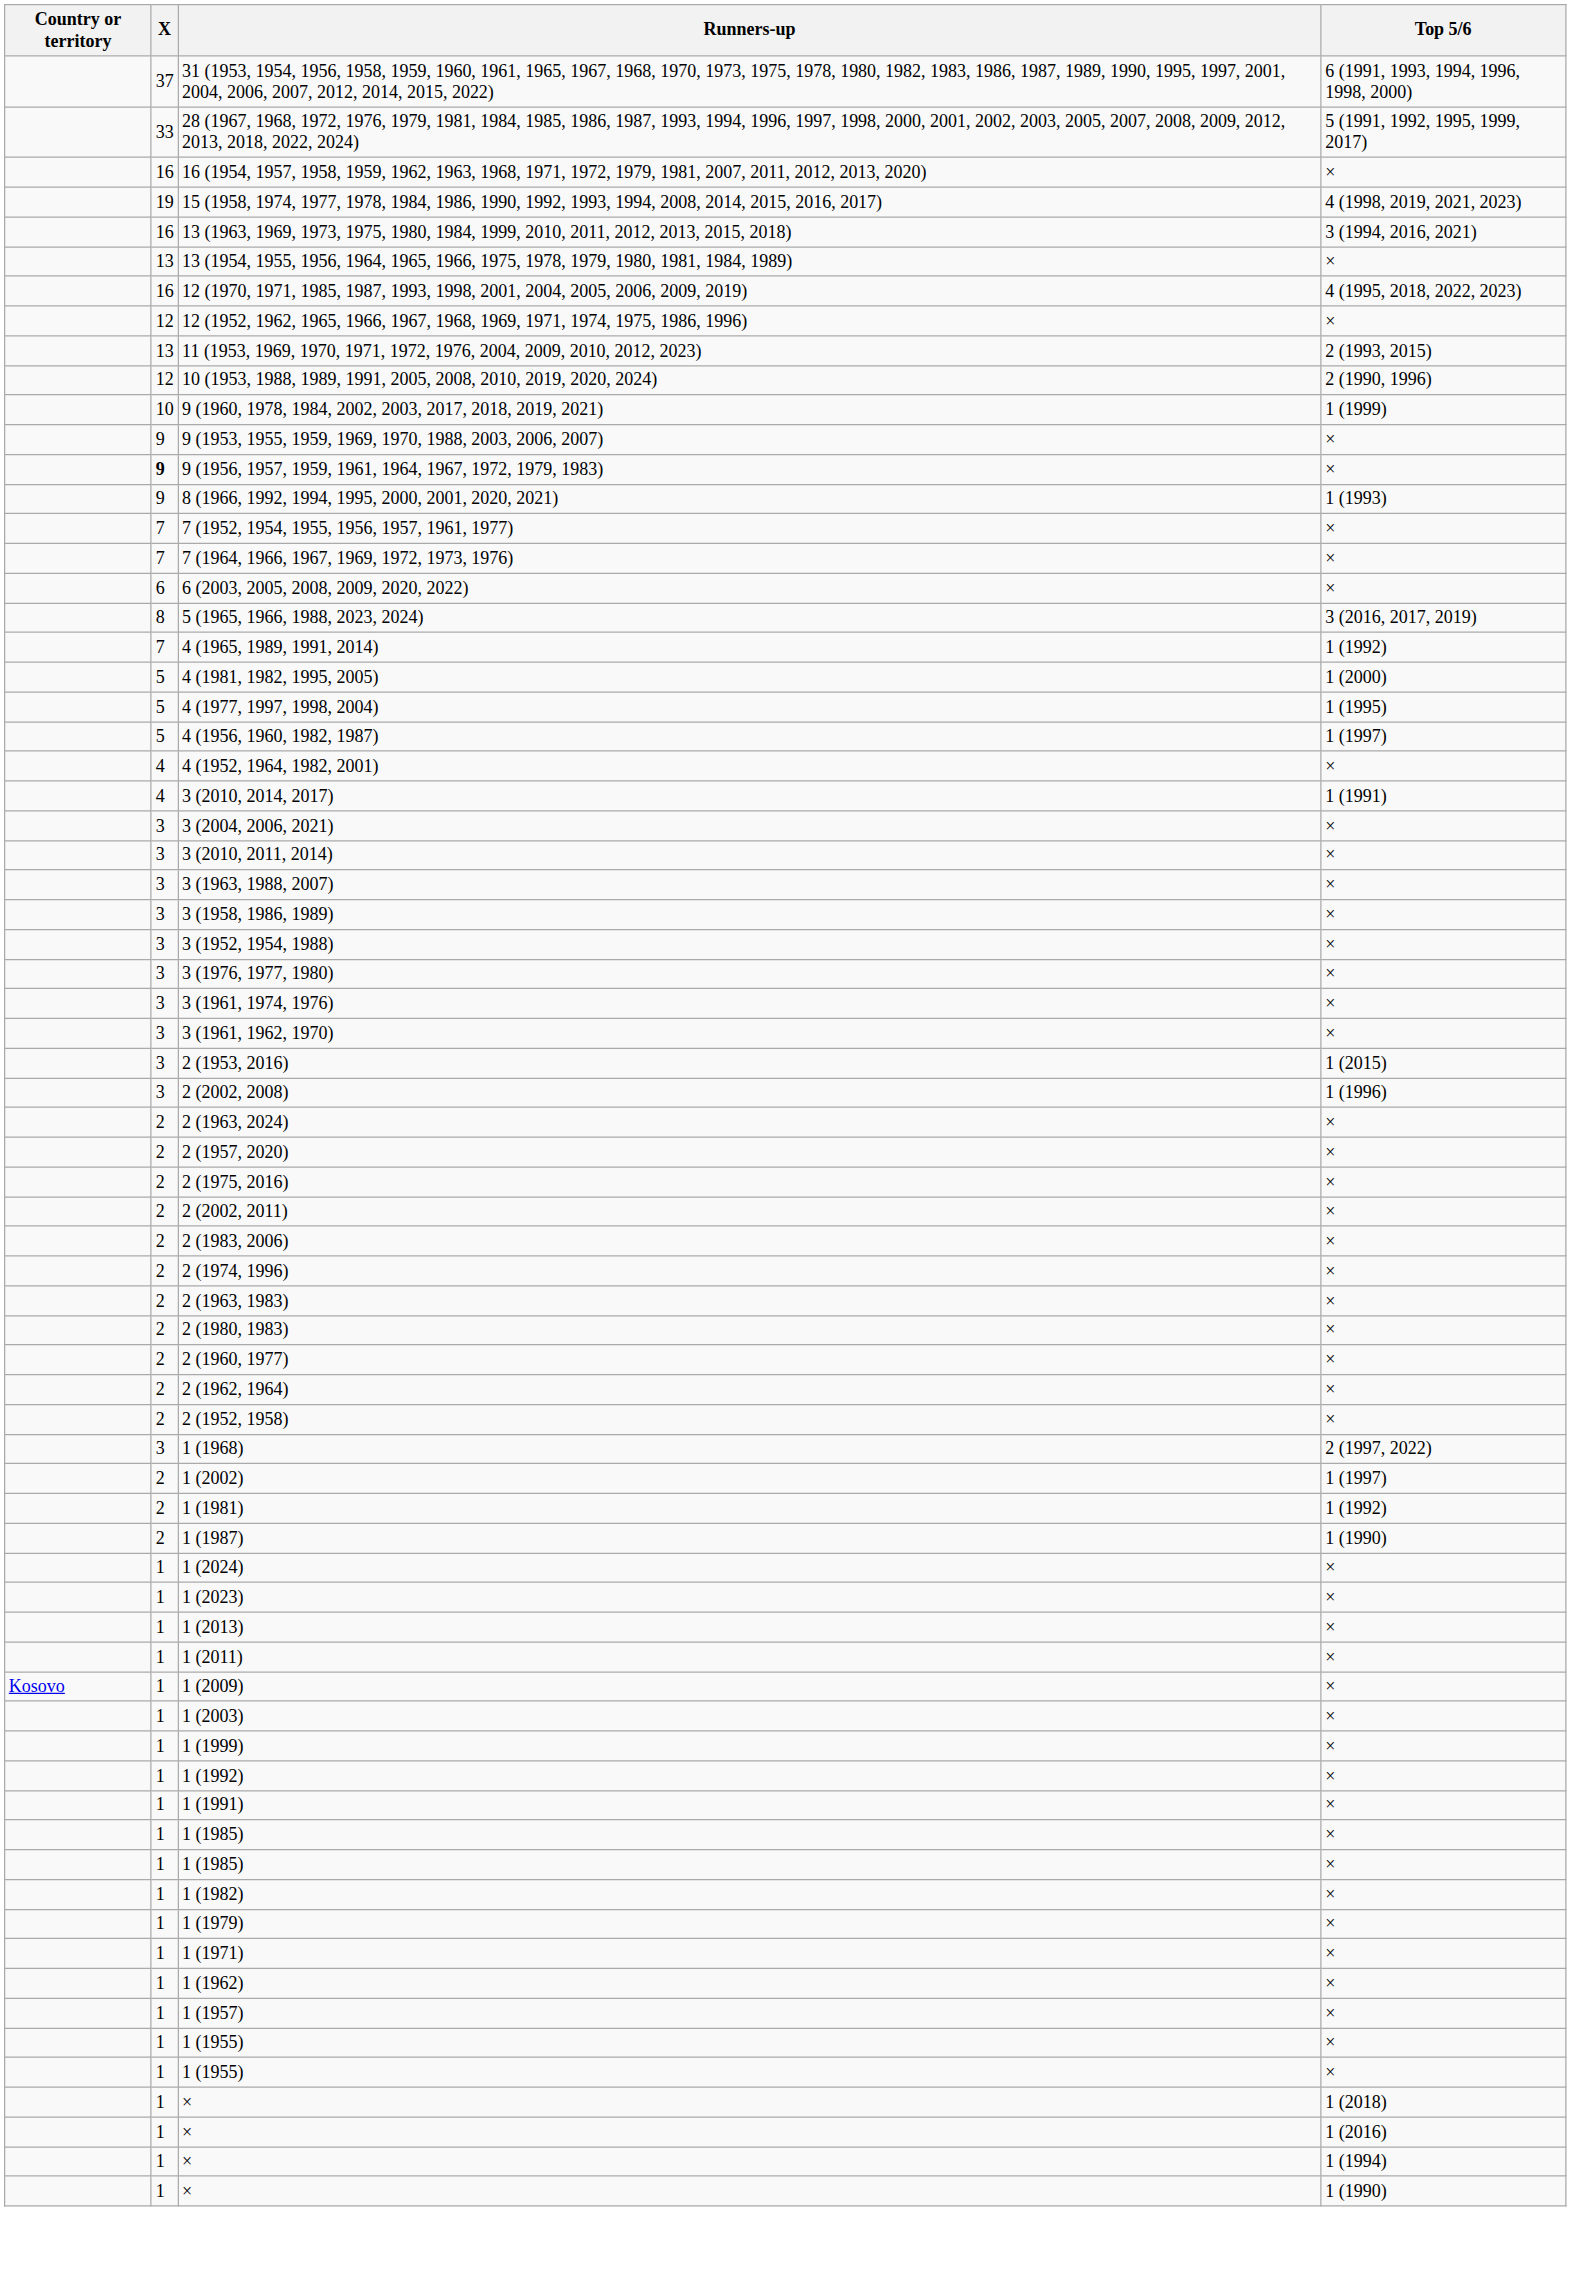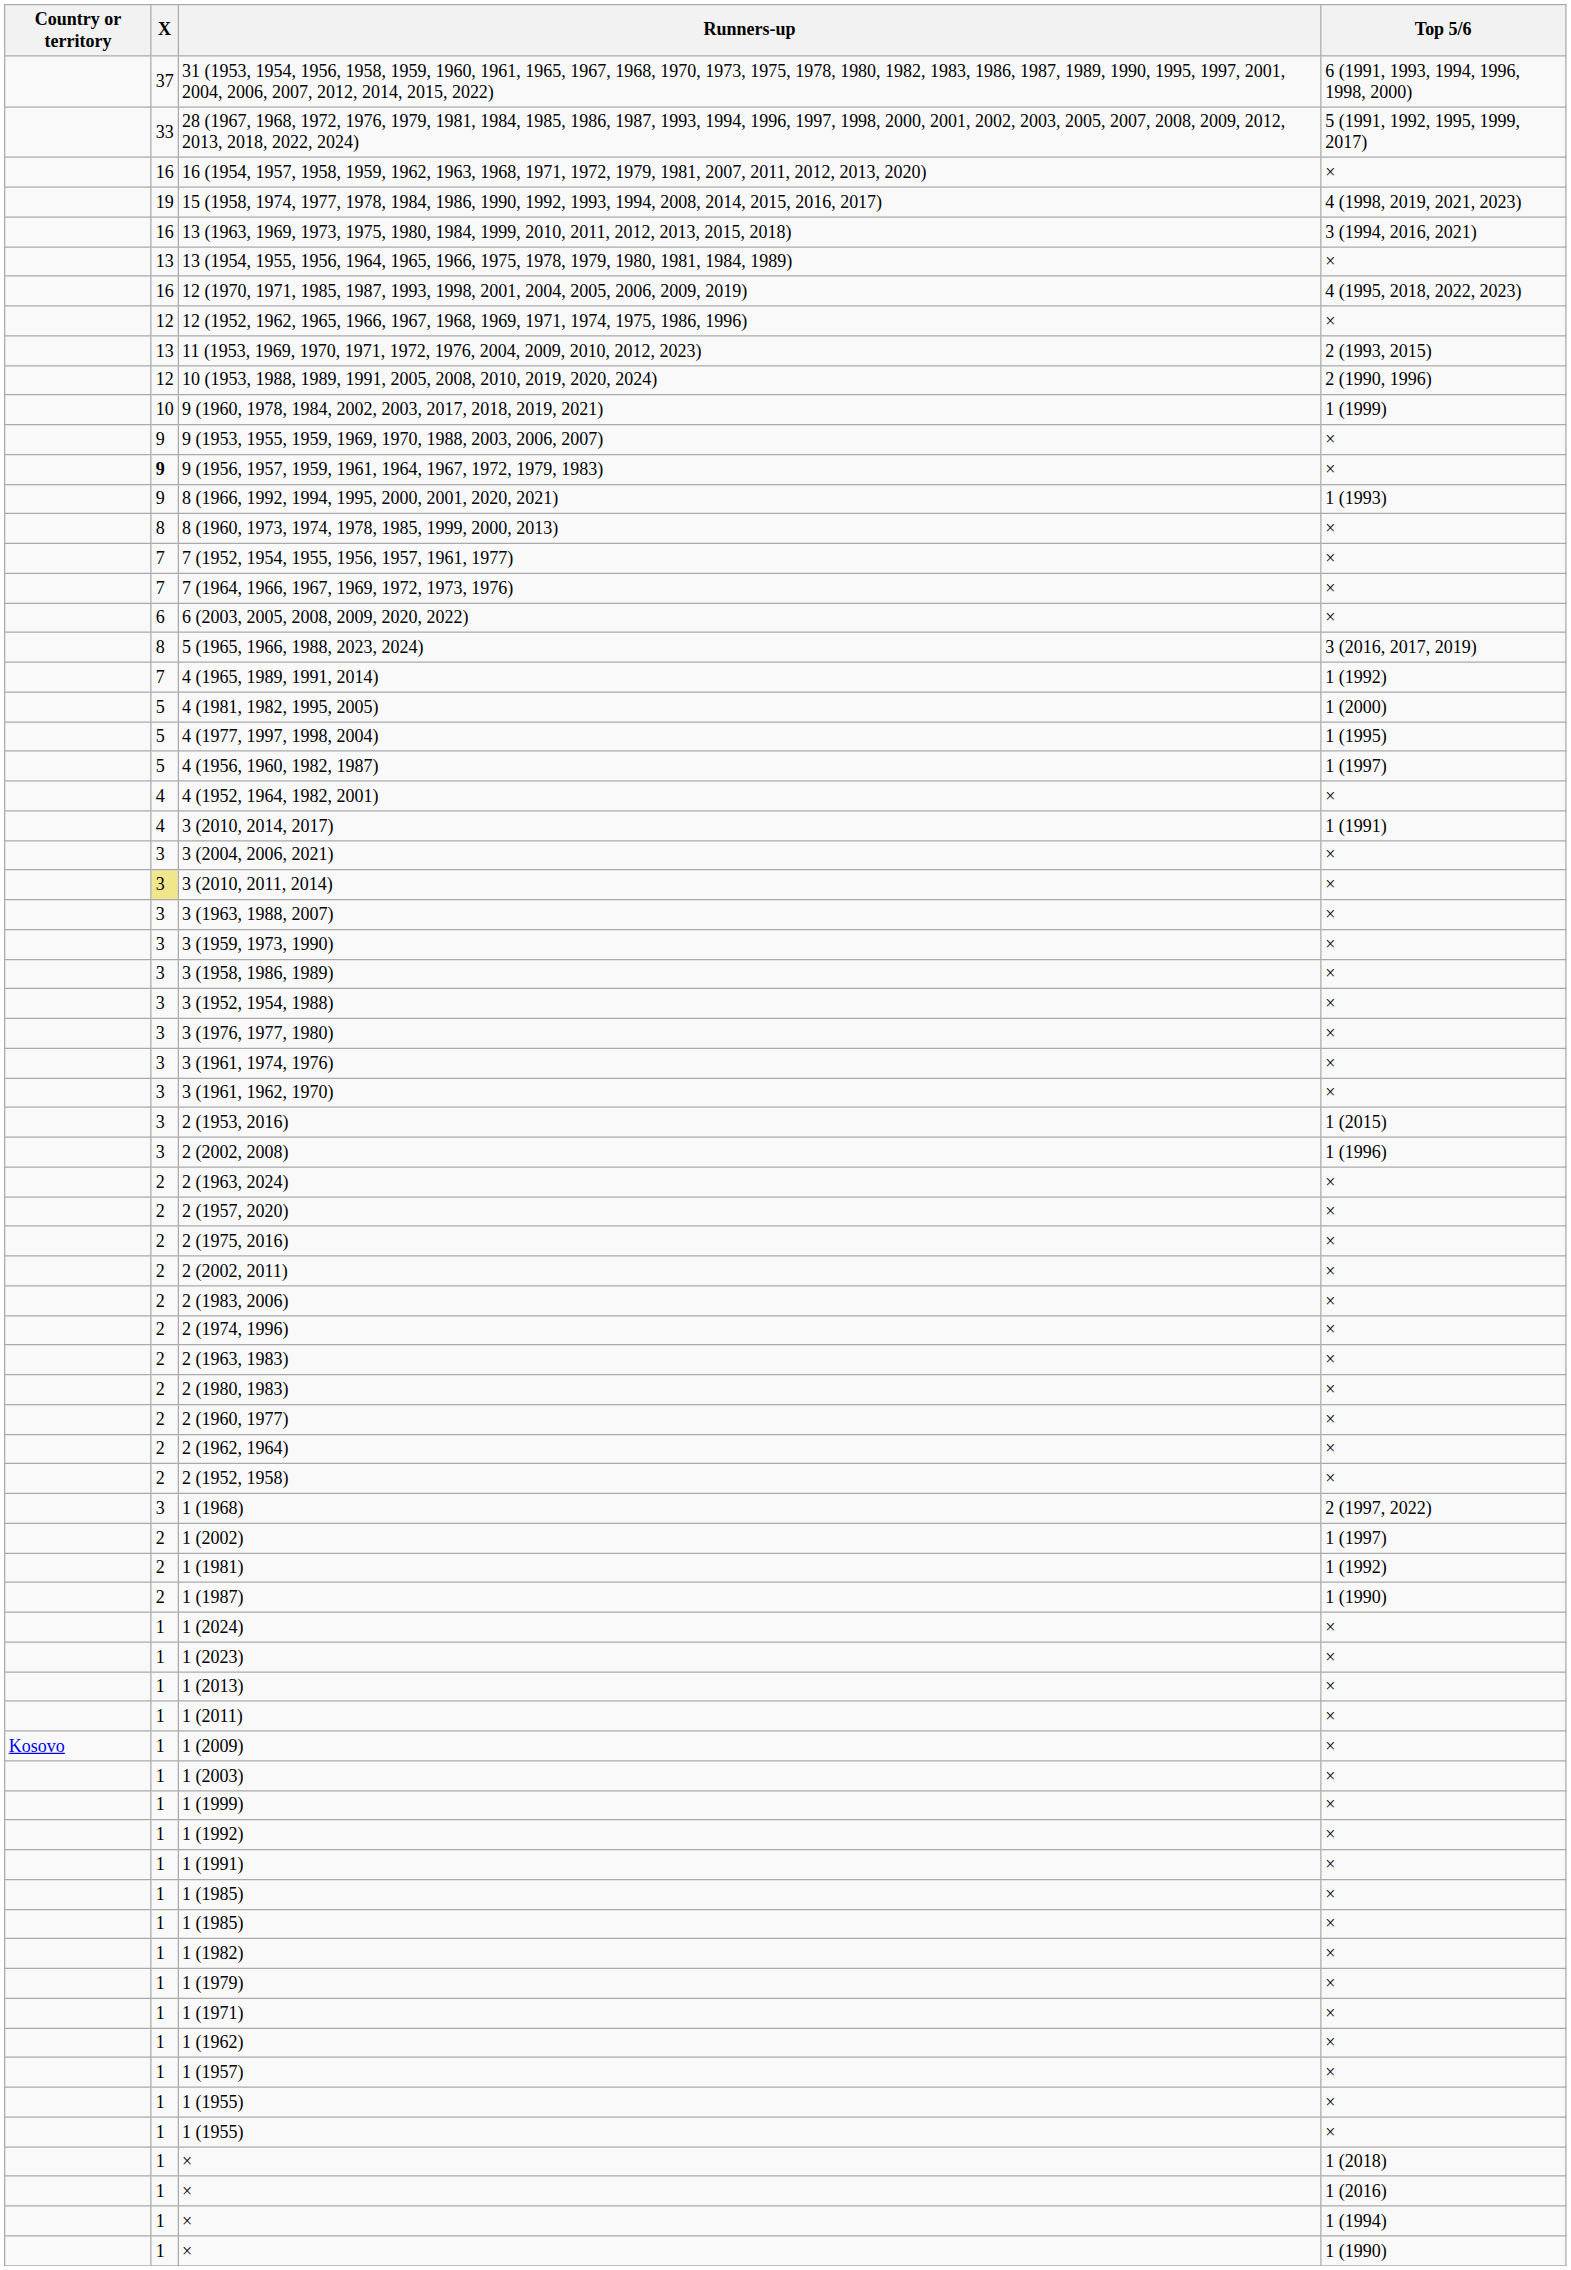+ row: (370, 528)
(160, 855) no background -> (160, 885) khaki background
+ row: (258, 944)
